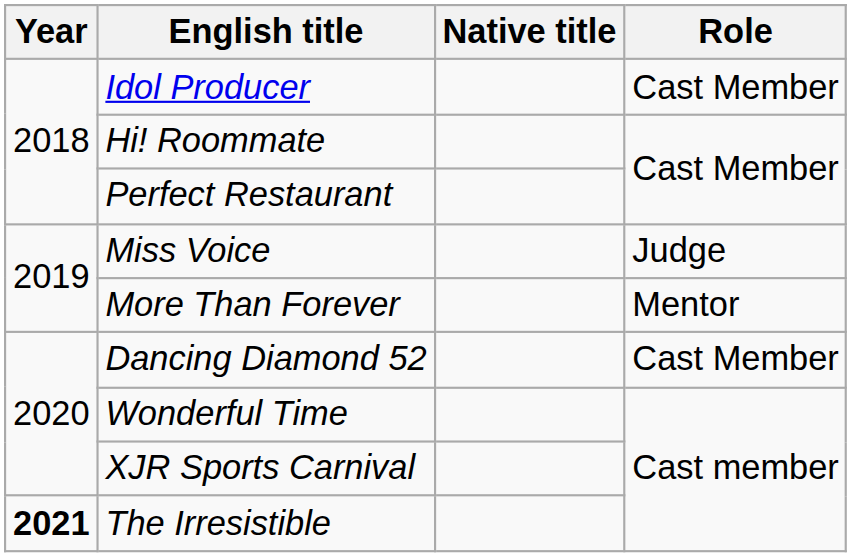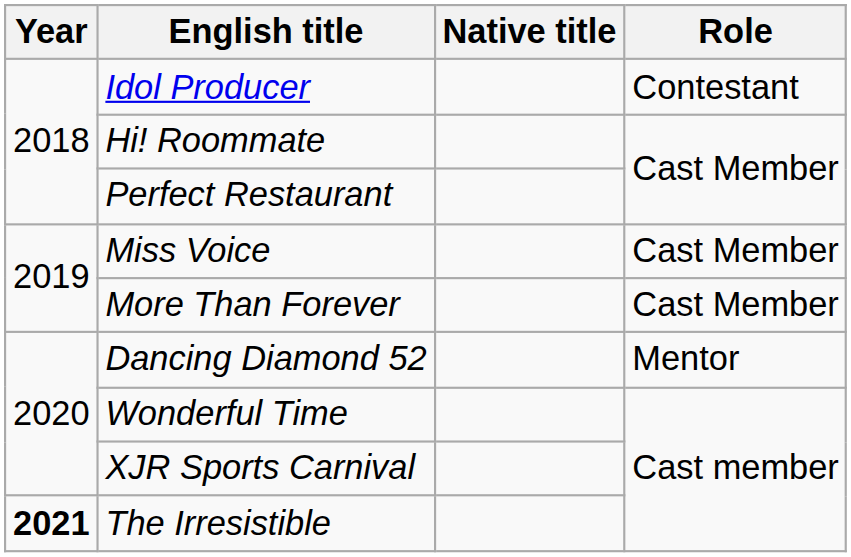(736, 86) Cast Member -> (716, 86) Contestant
(679, 250) Judge -> (736, 250) Cast Member
(686, 304) Mentor -> (736, 304) Cast Member
(736, 359) Cast Member -> (686, 359) Mentor
